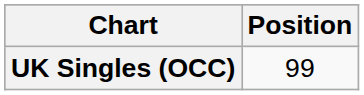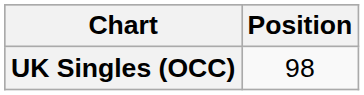(300, 67) 99 -> (300, 67) 98
